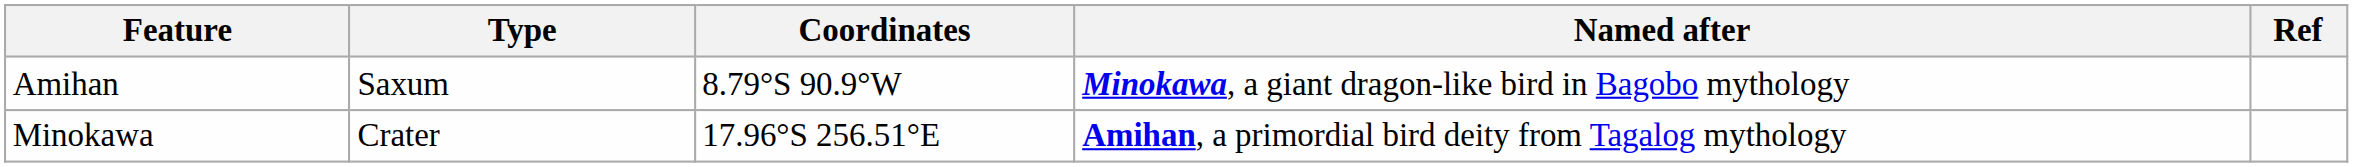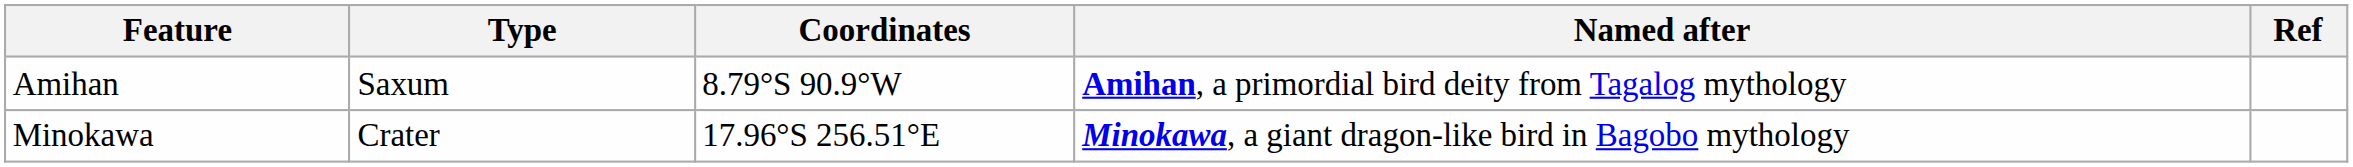(1466, 82) Minokawa, a giant dragon-like bird in Bagobo mythology -> (1464, 82) Amihan, a primordial bird deity from Tagalog mythology
(1464, 135) Amihan, a primordial bird deity from Tagalog mythology -> (1466, 135) Minokawa, a giant dragon-like bird in Bagobo mythology
